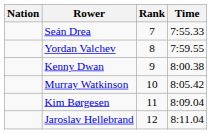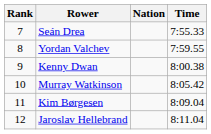columns swapped: (152, 13) <-> (23, 13)
